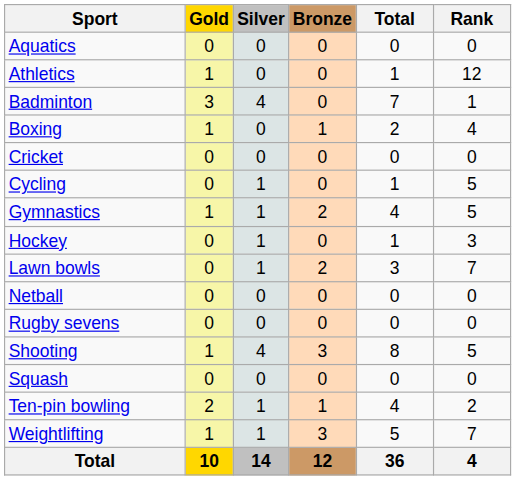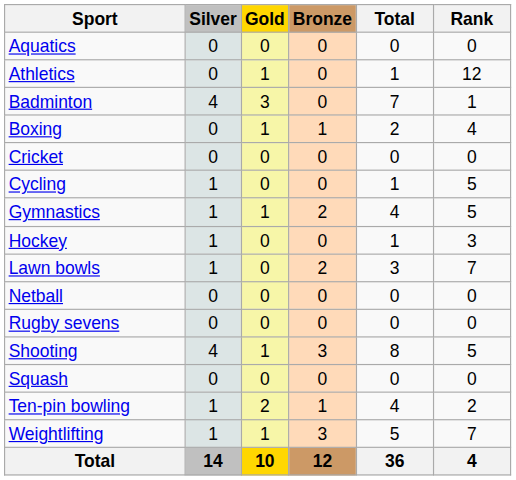columns swapped: (209, 19) <-> (261, 19)
